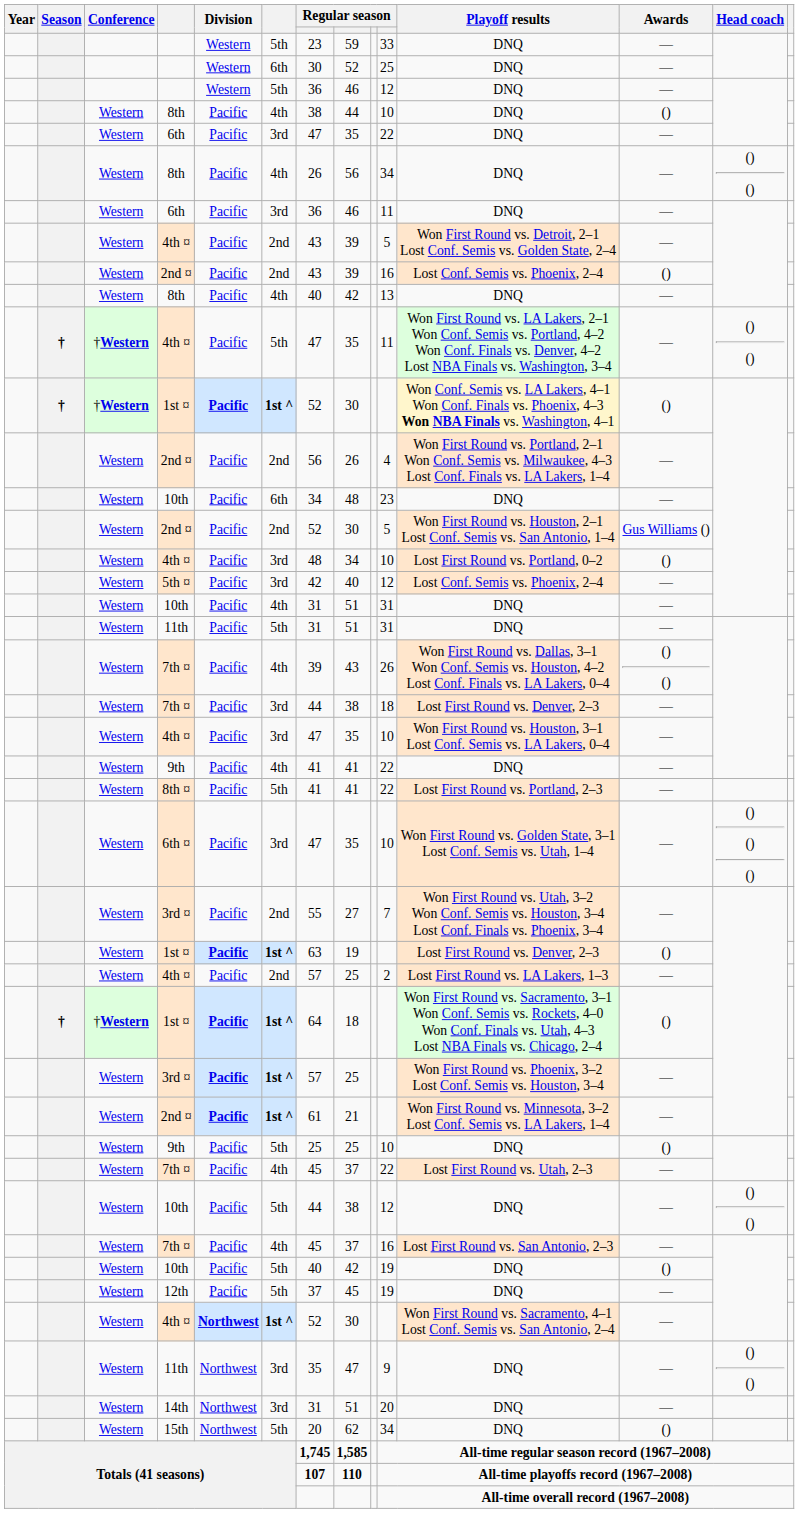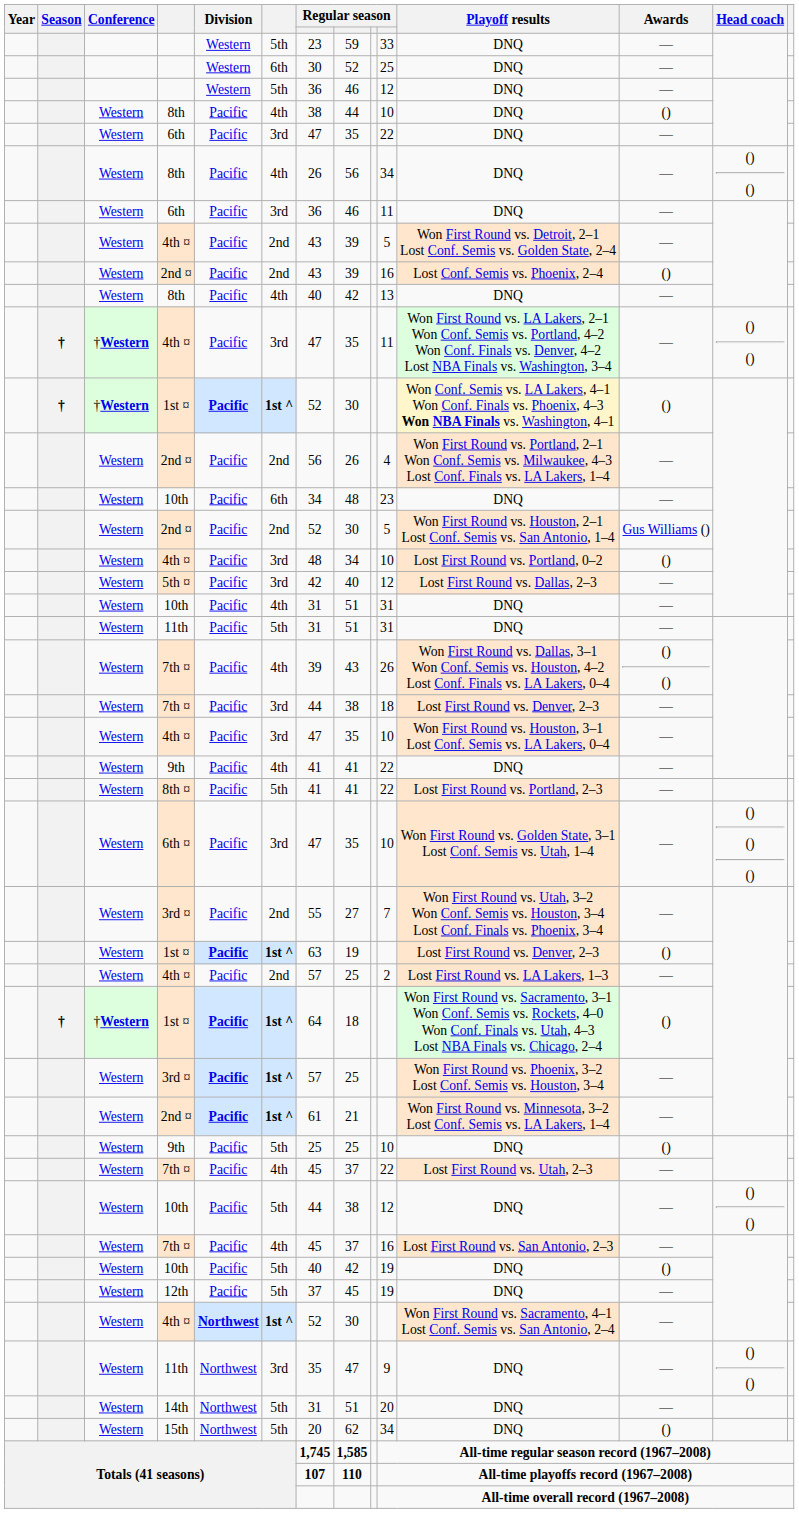(279, 342) 5th -> (279, 342) 3rd
(508, 583) Lost Conf. Semis vs. Phoenix, 2–4 -> (508, 583) Lost First Round vs. Dallas, 2–3
(279, 1406) 3rd -> (279, 1406) 5th
